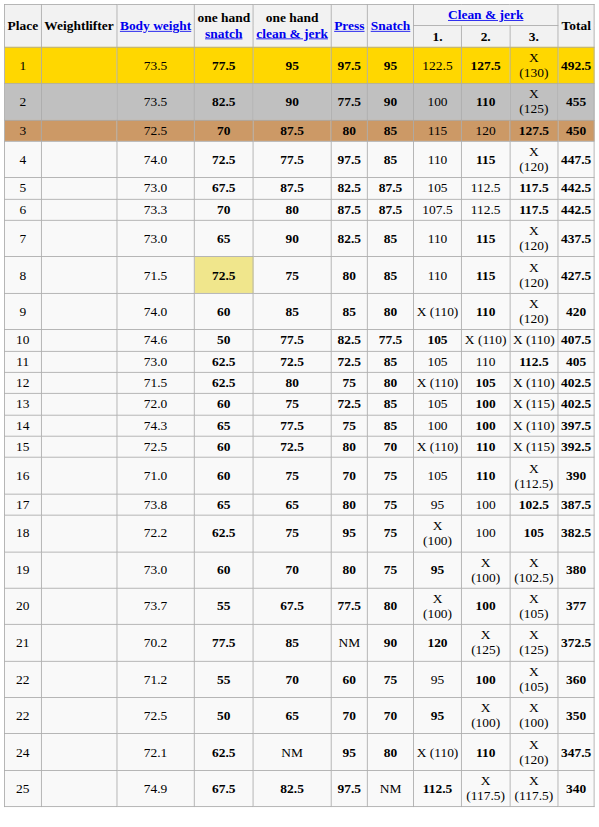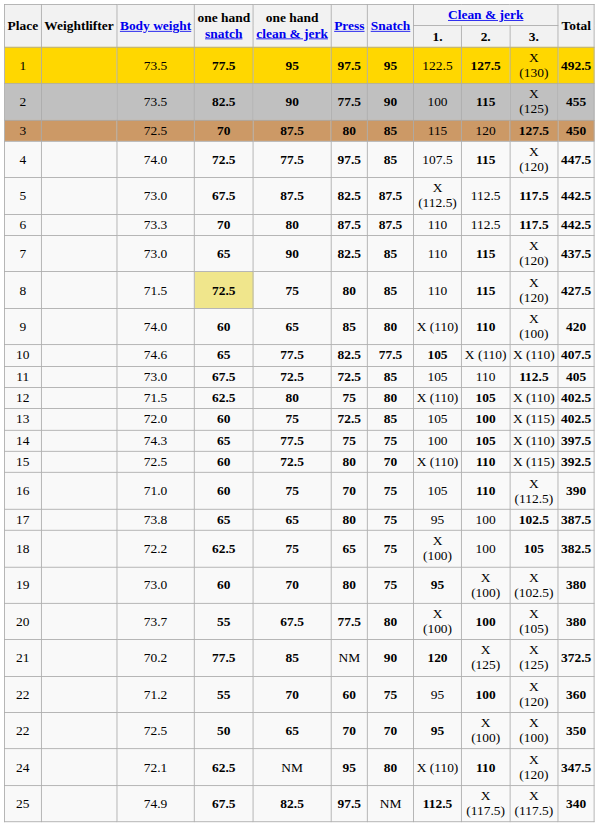(486, 101) 110 -> (486, 101) 115
(437, 159) 110 -> (437, 159) 107.5
(437, 188) 105 -> (437, 195) X (112.5)
(437, 209) 107.5 -> (437, 224) 110
(292, 311) 85 -> (292, 326) 65
(534, 311) X (120) -> (534, 326) X (100)
(224, 340) 50 -> (224, 355) 65
(224, 361) 62.5 -> (224, 376) 67.5
(391, 425) 85 -> (391, 440) 75
(486, 425) 100 -> (486, 440) 105
(349, 533) 95 -> (349, 548) 65
(576, 606) 377 -> (576, 621) 380
(534, 679) X (105) -> (534, 694) X (120)
